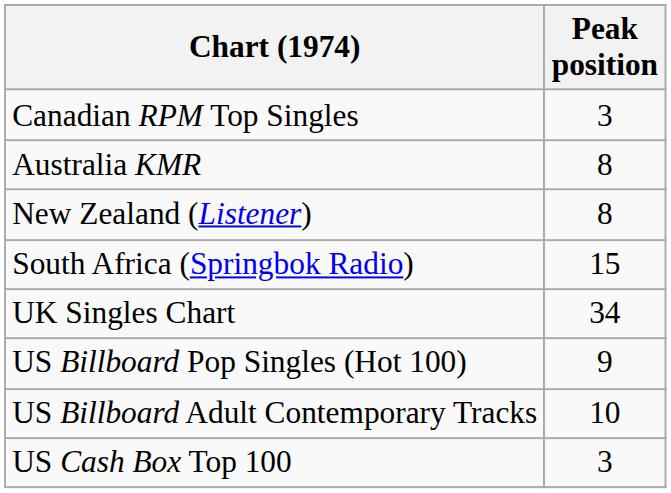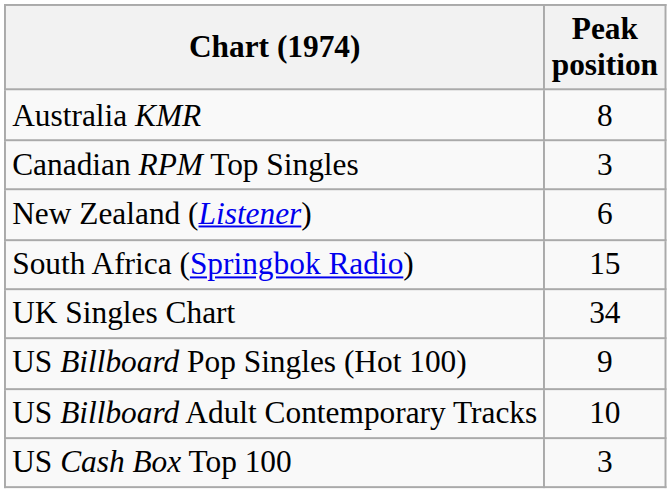rows swapped: (107, 164) <-> (185, 114)
(605, 213) 8 -> (605, 213) 6
